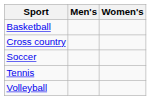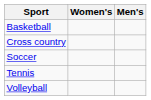columns swapped: (84, 12) <-> (122, 12)
